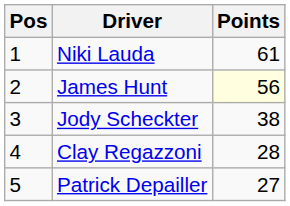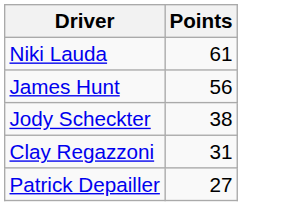- column: (28, 21)
(269, 87) lightyellow background -> (221, 87) no background
(269, 152) 28 -> (221, 152) 31
